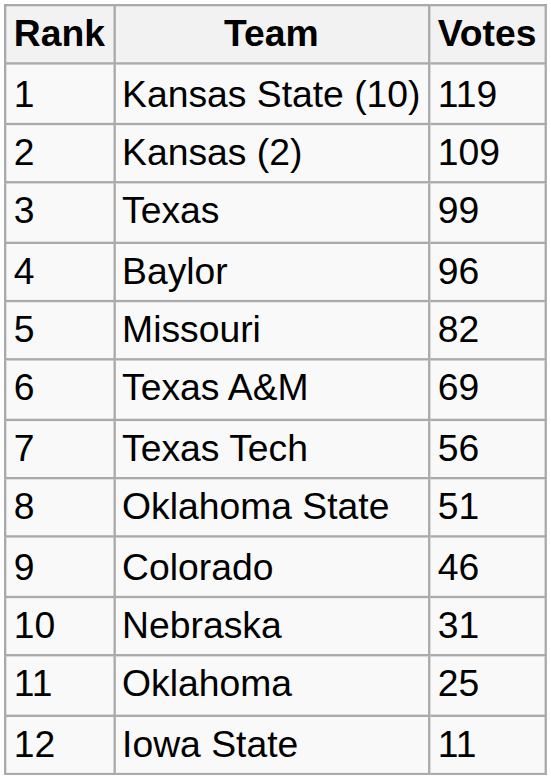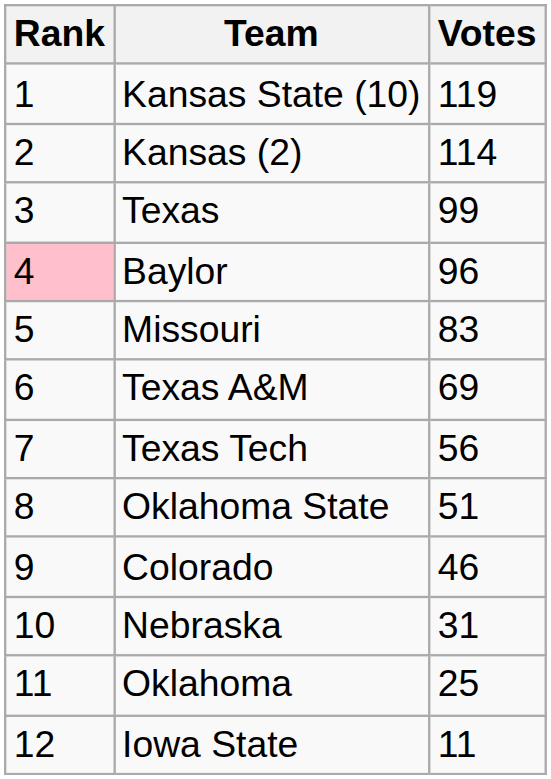(469, 152) 109 -> (467, 152) 114
(24, 270) no background -> (24, 270) pink background
(458, 329) 82 -> (458, 329) 83
